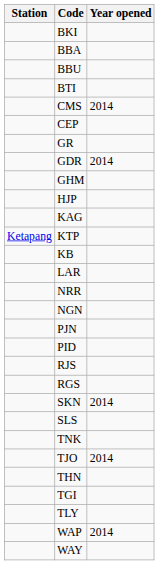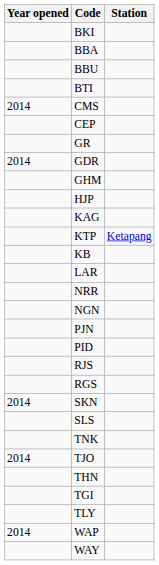columns swapped: (29, 13) <-> (121, 13)
